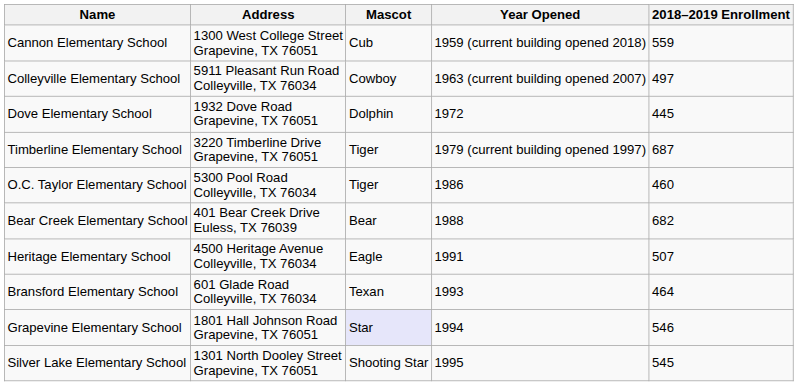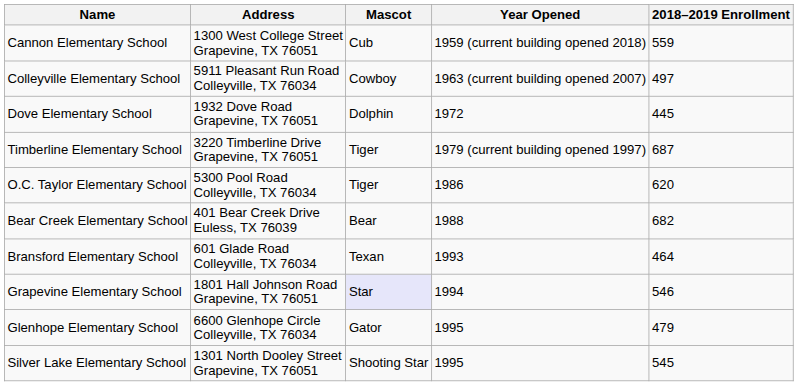(663, 185) 460 -> (663, 185) 620
- row: (89, 256)
+ row: (93, 327)
